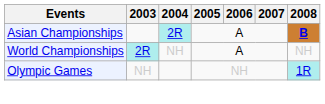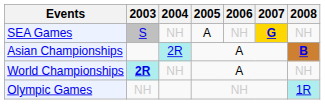+ row: (40, 33)
(143, 52) normal -> (143, 71) bold
